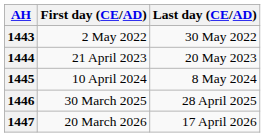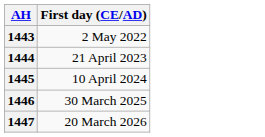- column: (205, 15)
